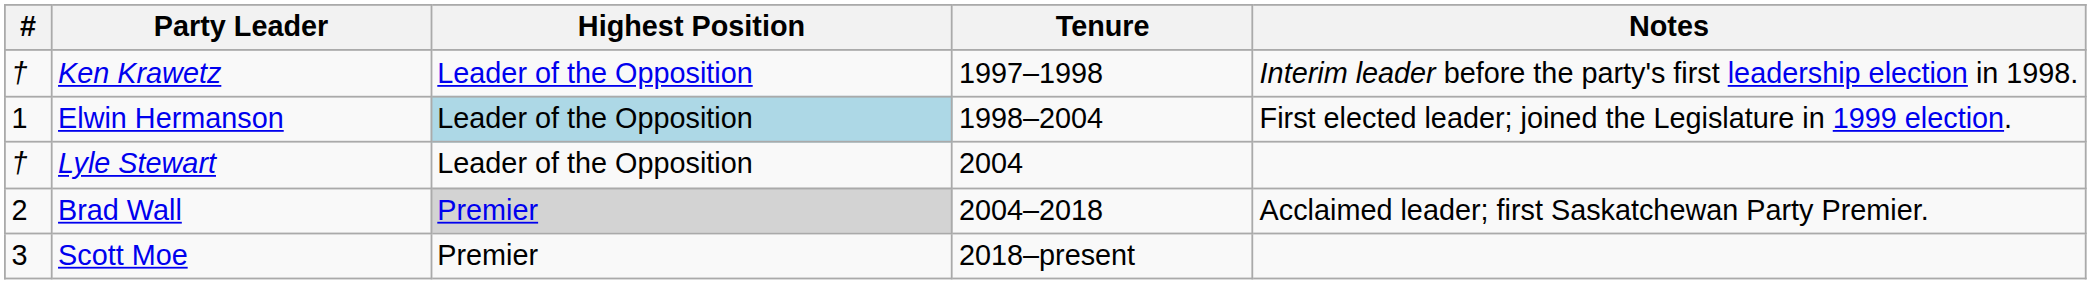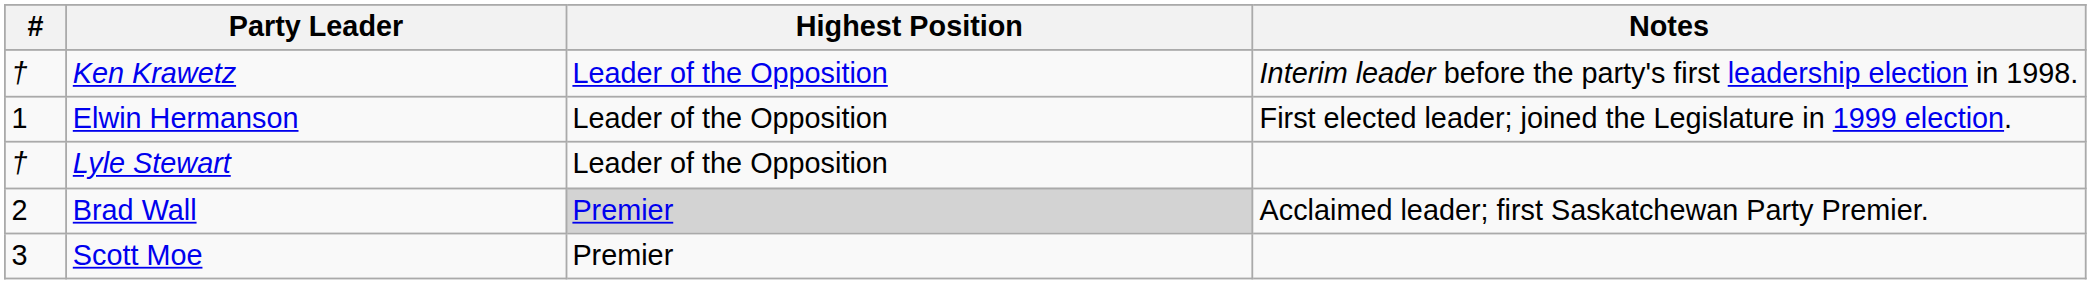- column: (1103, 27)
(595, 118) lightblue background -> (730, 118) no background
